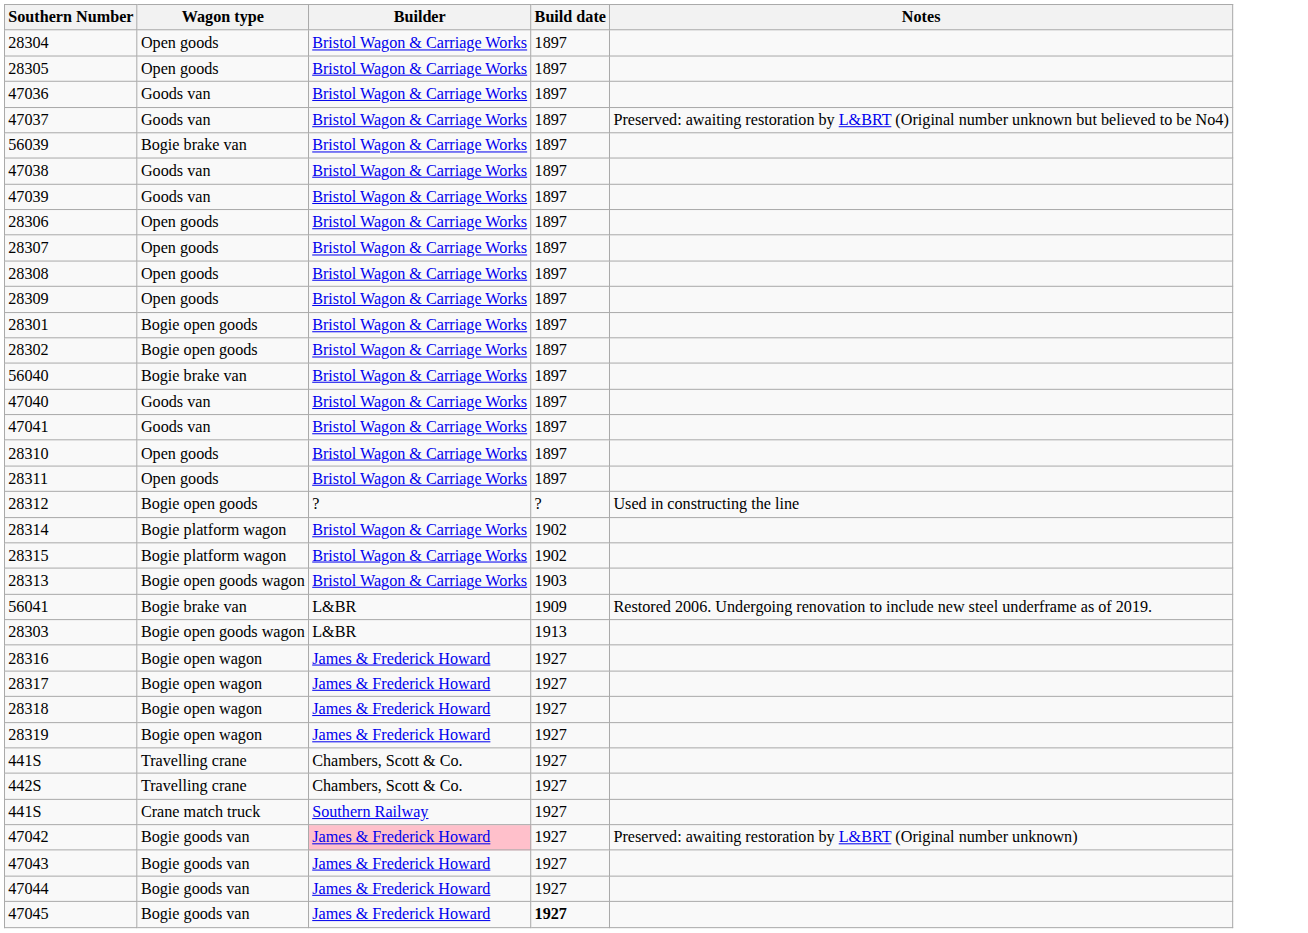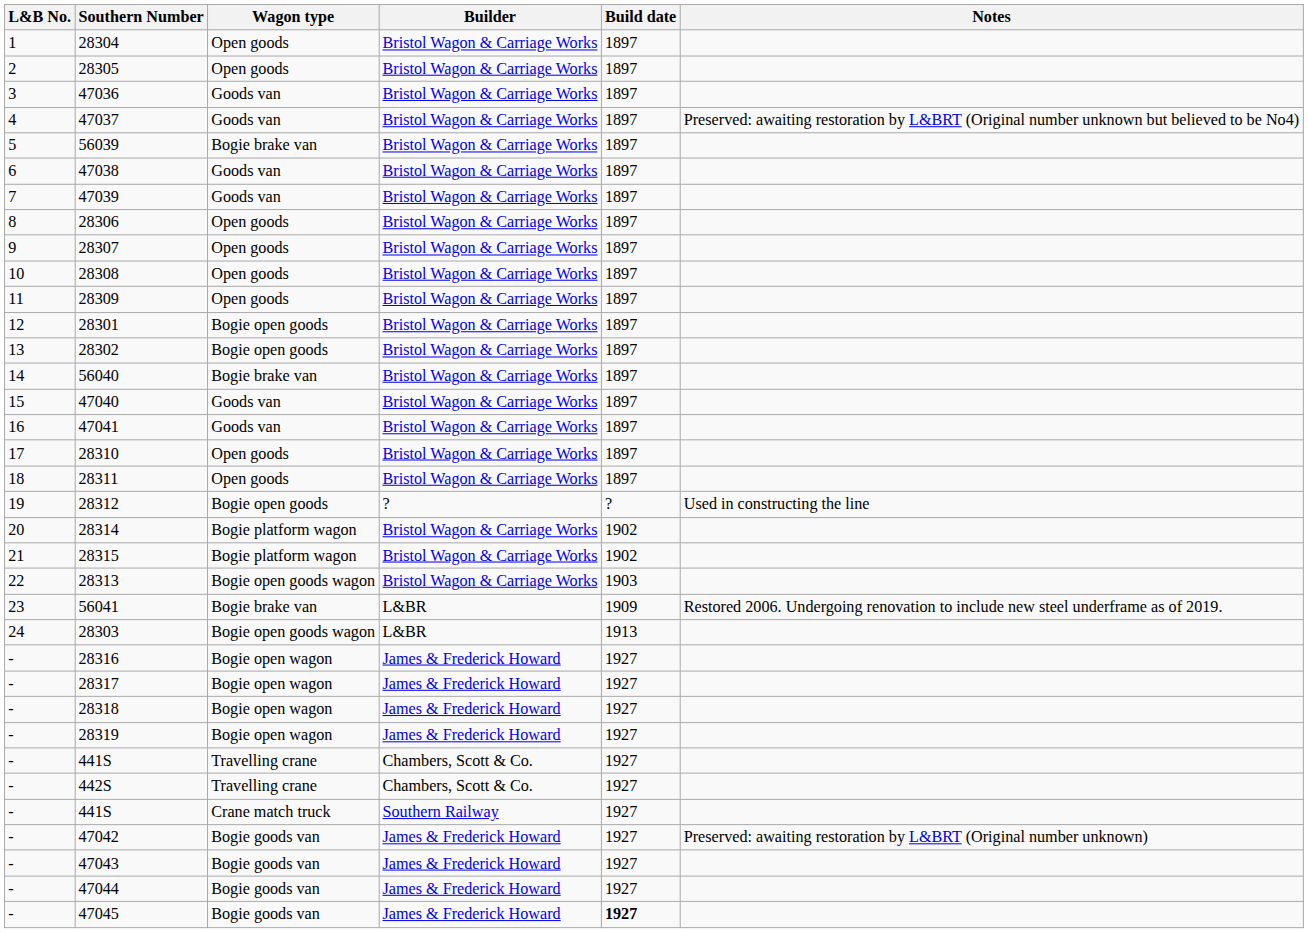+ column: (40, 17)
(401, 837) pink background -> (472, 837) no background
